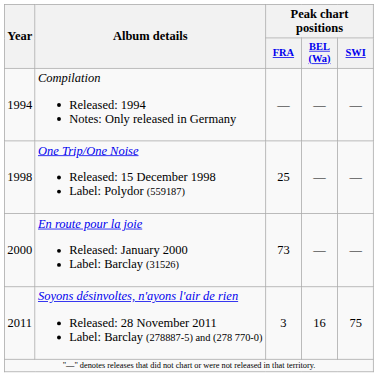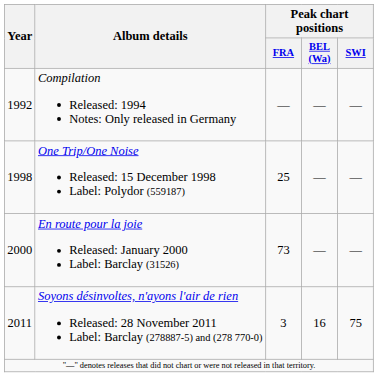(20, 104) 1994 -> (20, 104) 1992
